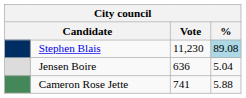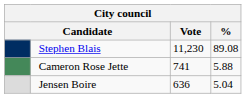(226, 48) lightblue background -> (226, 48) no background
rows swapped: (81, 84) <-> (65, 66)
